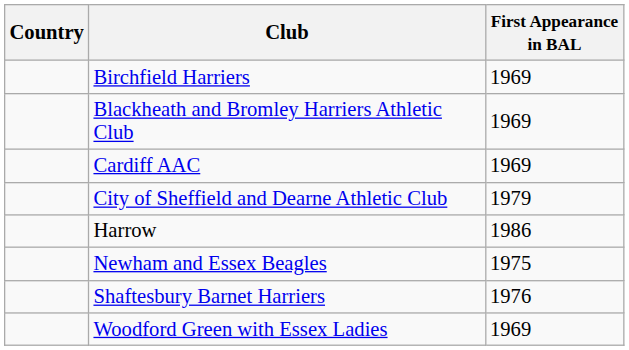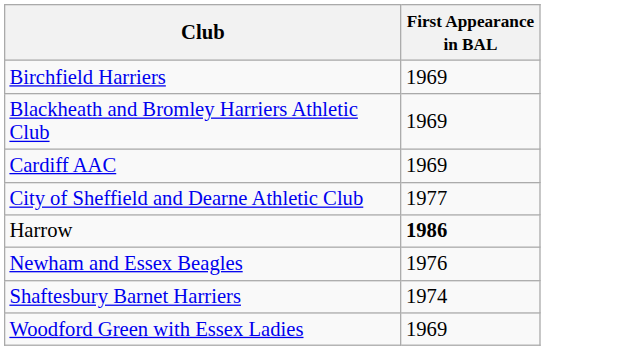- column: (47, 32)
(511, 198) 1979 -> (427, 198) 1977
(511, 230) normal -> (427, 230) bold
(511, 263) 1975 -> (427, 263) 1976
(511, 296) 1976 -> (427, 296) 1974
